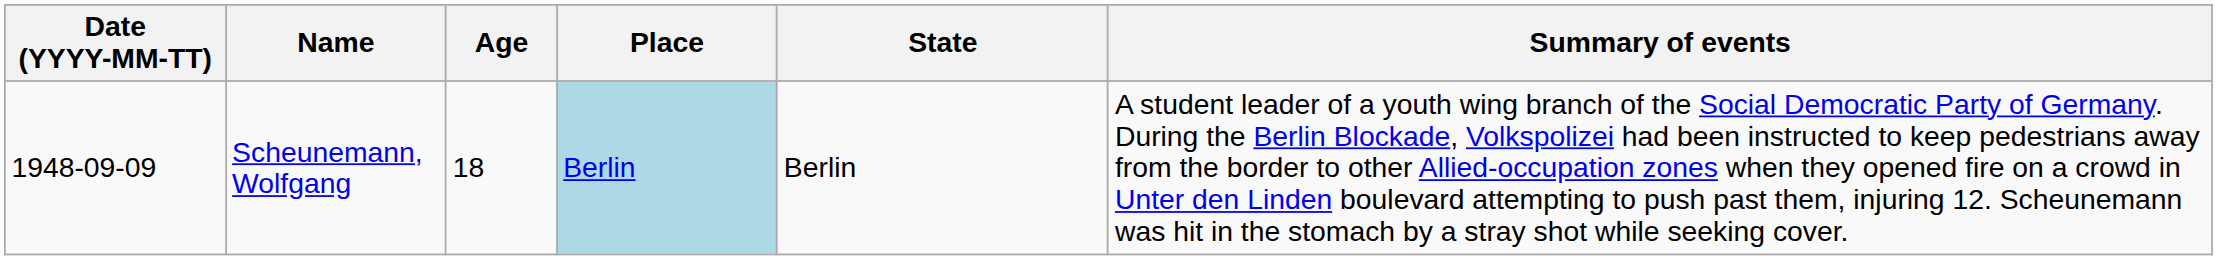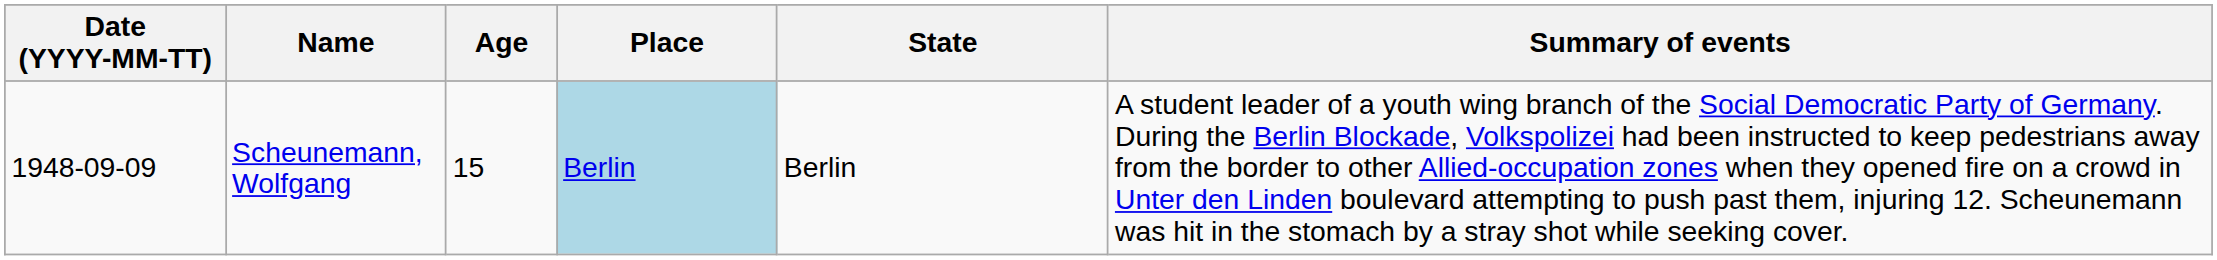(469, 167) 18 -> (469, 167) 15
